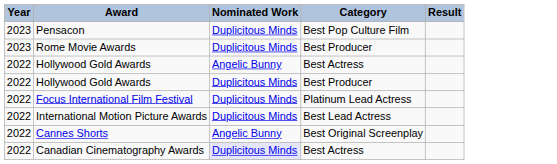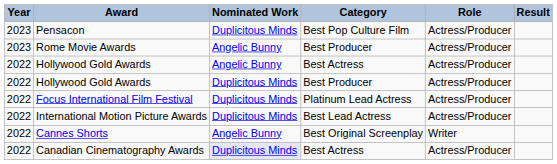+ column: (470, 13)
(255, 47) Duplicitous Minds -> (247, 47) Angelic Bunny
